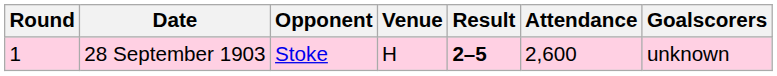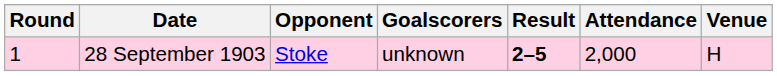columns swapped: (412, 20) <-> (707, 20)
(551, 53) 2,600 -> (610, 53) 2,000
